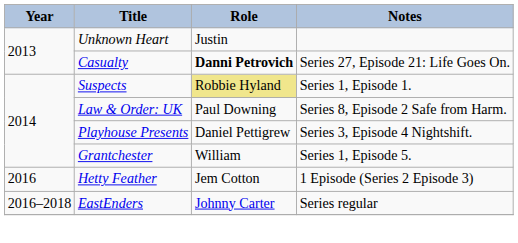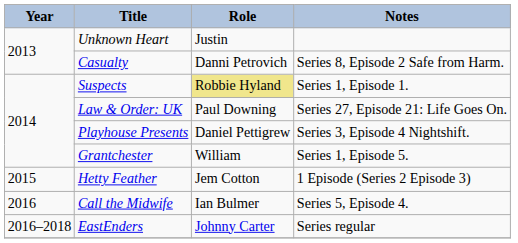(244, 62) bold -> (241, 62) normal
(405, 62) Series 27, Episode 21: Life Goes On. -> (400, 62) Series 8, Episode 2 Safe from Harm.
(403, 109) Series 8, Episode 2 Safe from Harm. -> (402, 109) Series 27, Episode 21: Life Goes On.
(22, 179) 2016 -> (22, 179) 2015
+ row: (125, 202)
